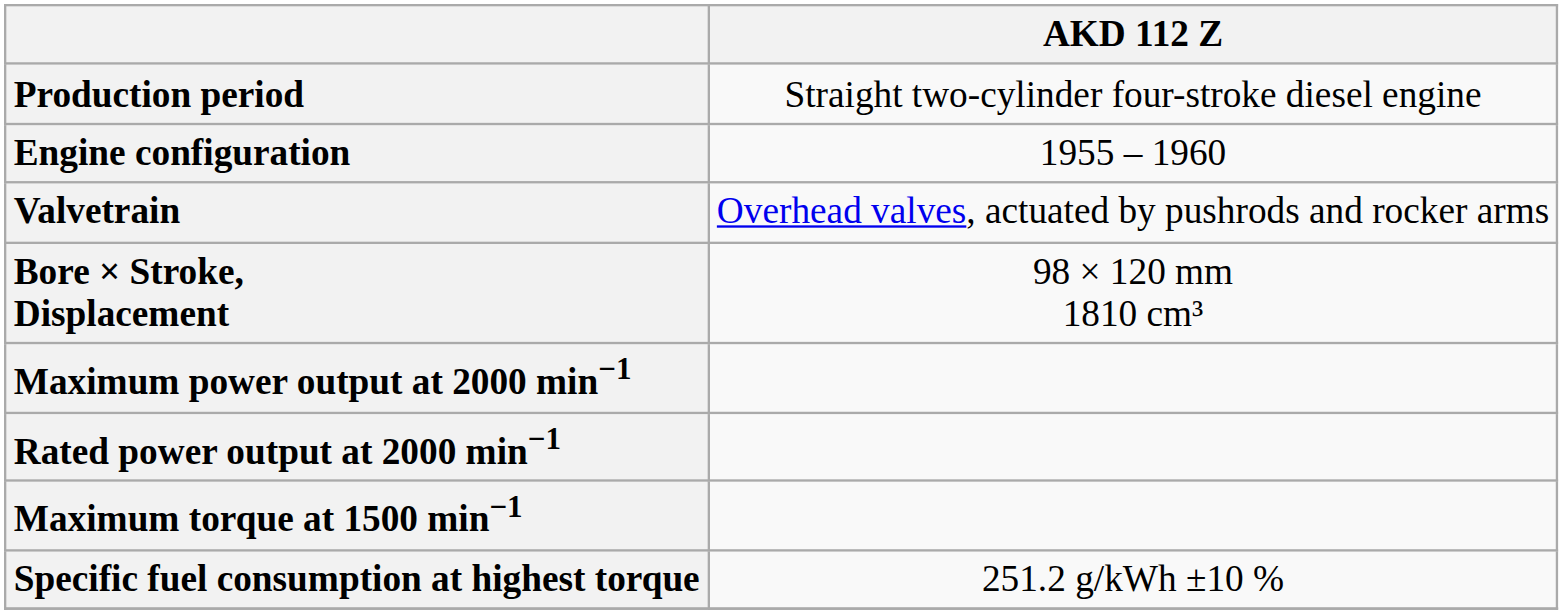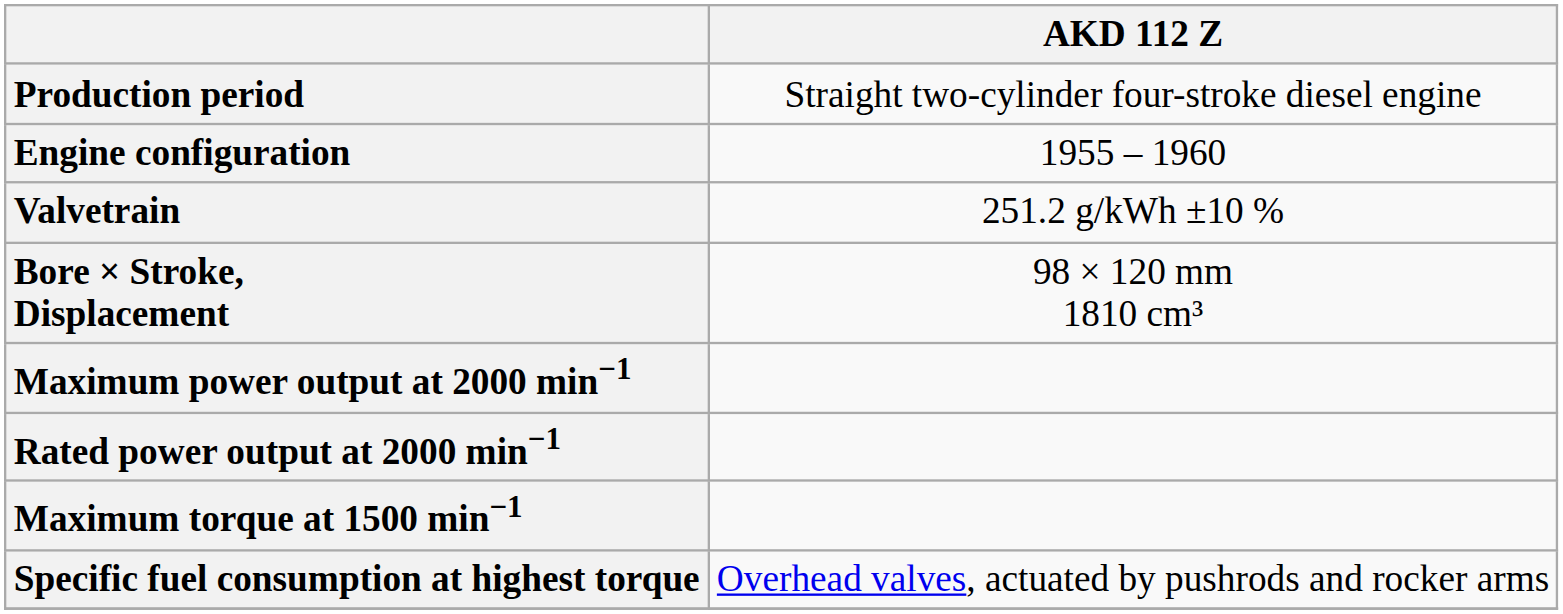(1133, 211) Overhead valves, actuated by pushrods and rocker arms -> (1133, 211) 251.2 g/kWh ±10 %
(1133, 579) 251.2 g/kWh ±10 % -> (1133, 579) Overhead valves, actuated by pushrods and rocker arms
